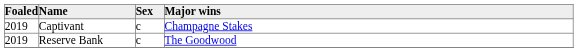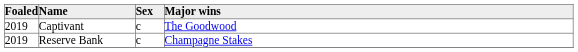(208, 26) Champagne Stakes -> (200, 26) The Goodwood
(200, 40) The Goodwood -> (208, 40) Champagne Stakes
